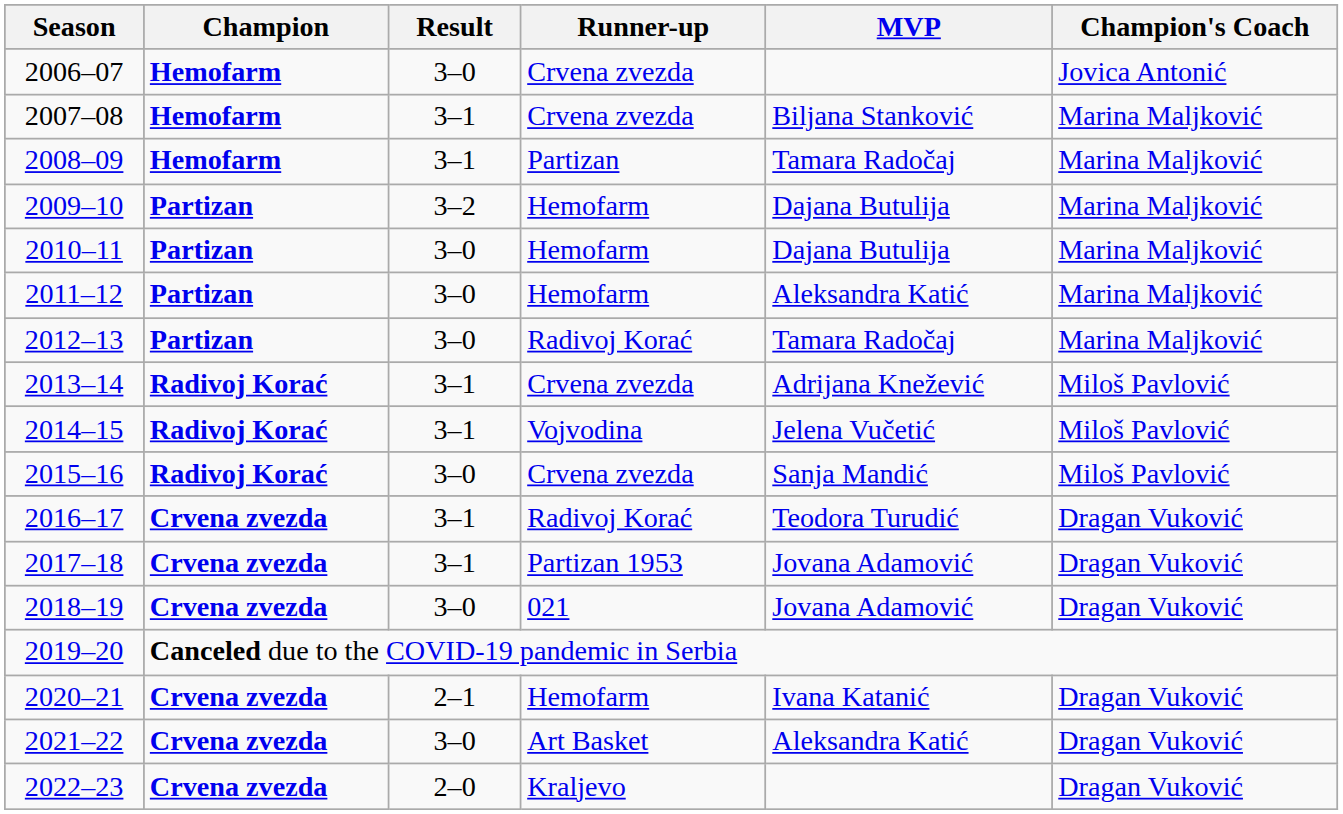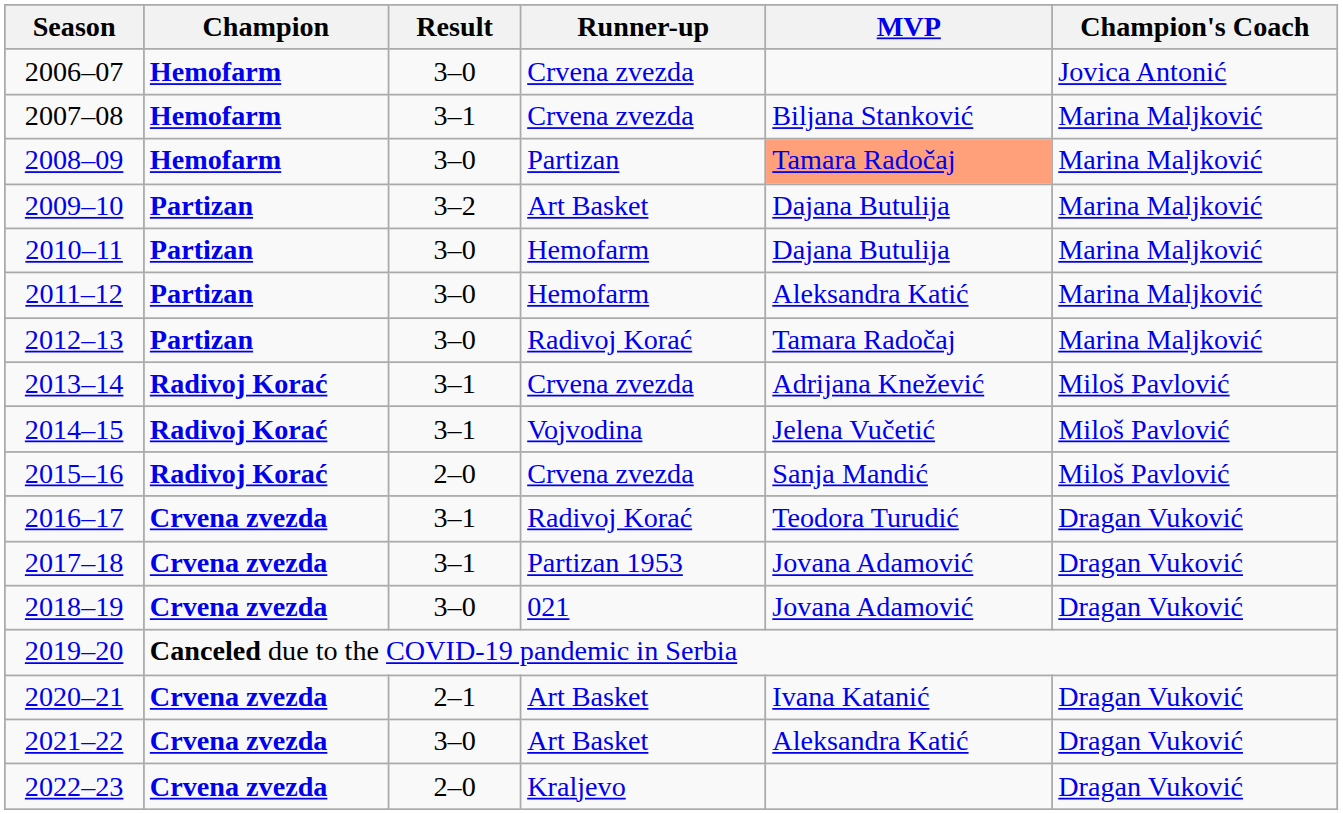(455, 160) 3–1 -> (455, 160) 3–0
(864, 160) no background -> (864, 160) lightsalmon background
(588, 205) Hemofarm -> (588, 205) Art Basket
(455, 473) 3–0 -> (455, 473) 2–0
(588, 696) Hemofarm -> (588, 696) Art Basket
